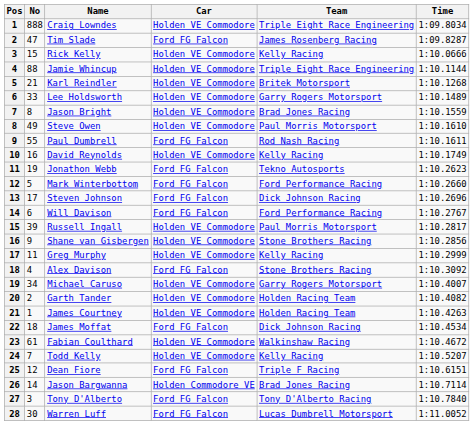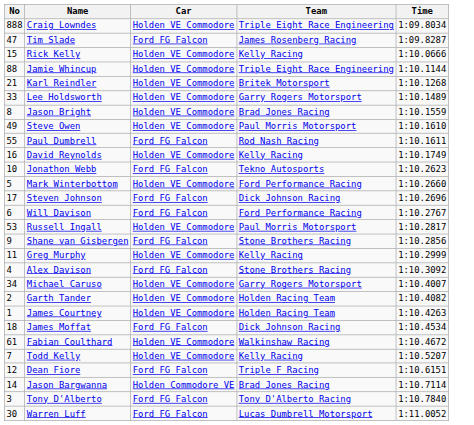- column: (15, 12)
(32, 170) 19 -> (12, 170) 10
(191, 184) Ford FG Falcon -> (184, 184) Holden VE Commodore
(32, 227) 39 -> (12, 227) 53
(204, 242) Holden VE Commodore -> (170, 242) Ford FG Falcon
